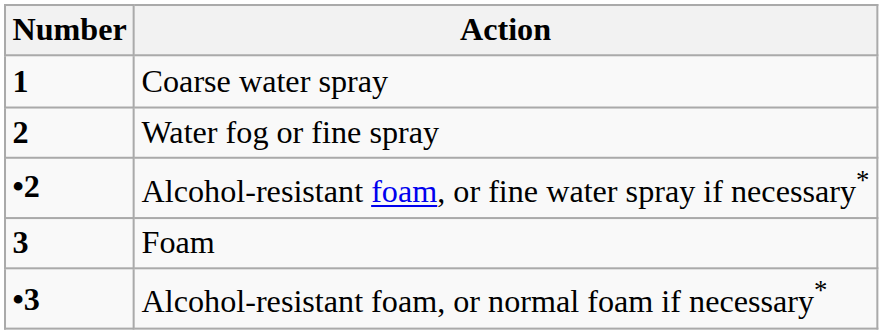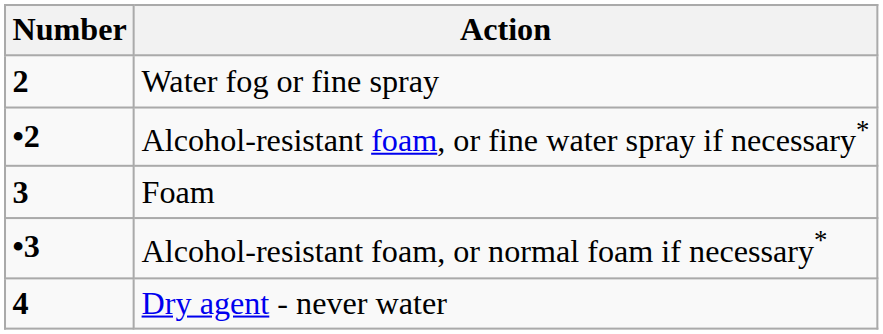- row: (265, 81)
+ row: (294, 302)
